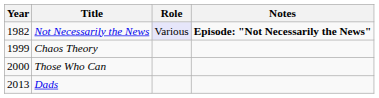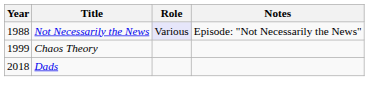(18, 31) 1982 -> (18, 31) 1988
(282, 31) bold -> (278, 31) normal
- row: (70, 66)
(18, 84) 2013 -> (18, 66) 2018
